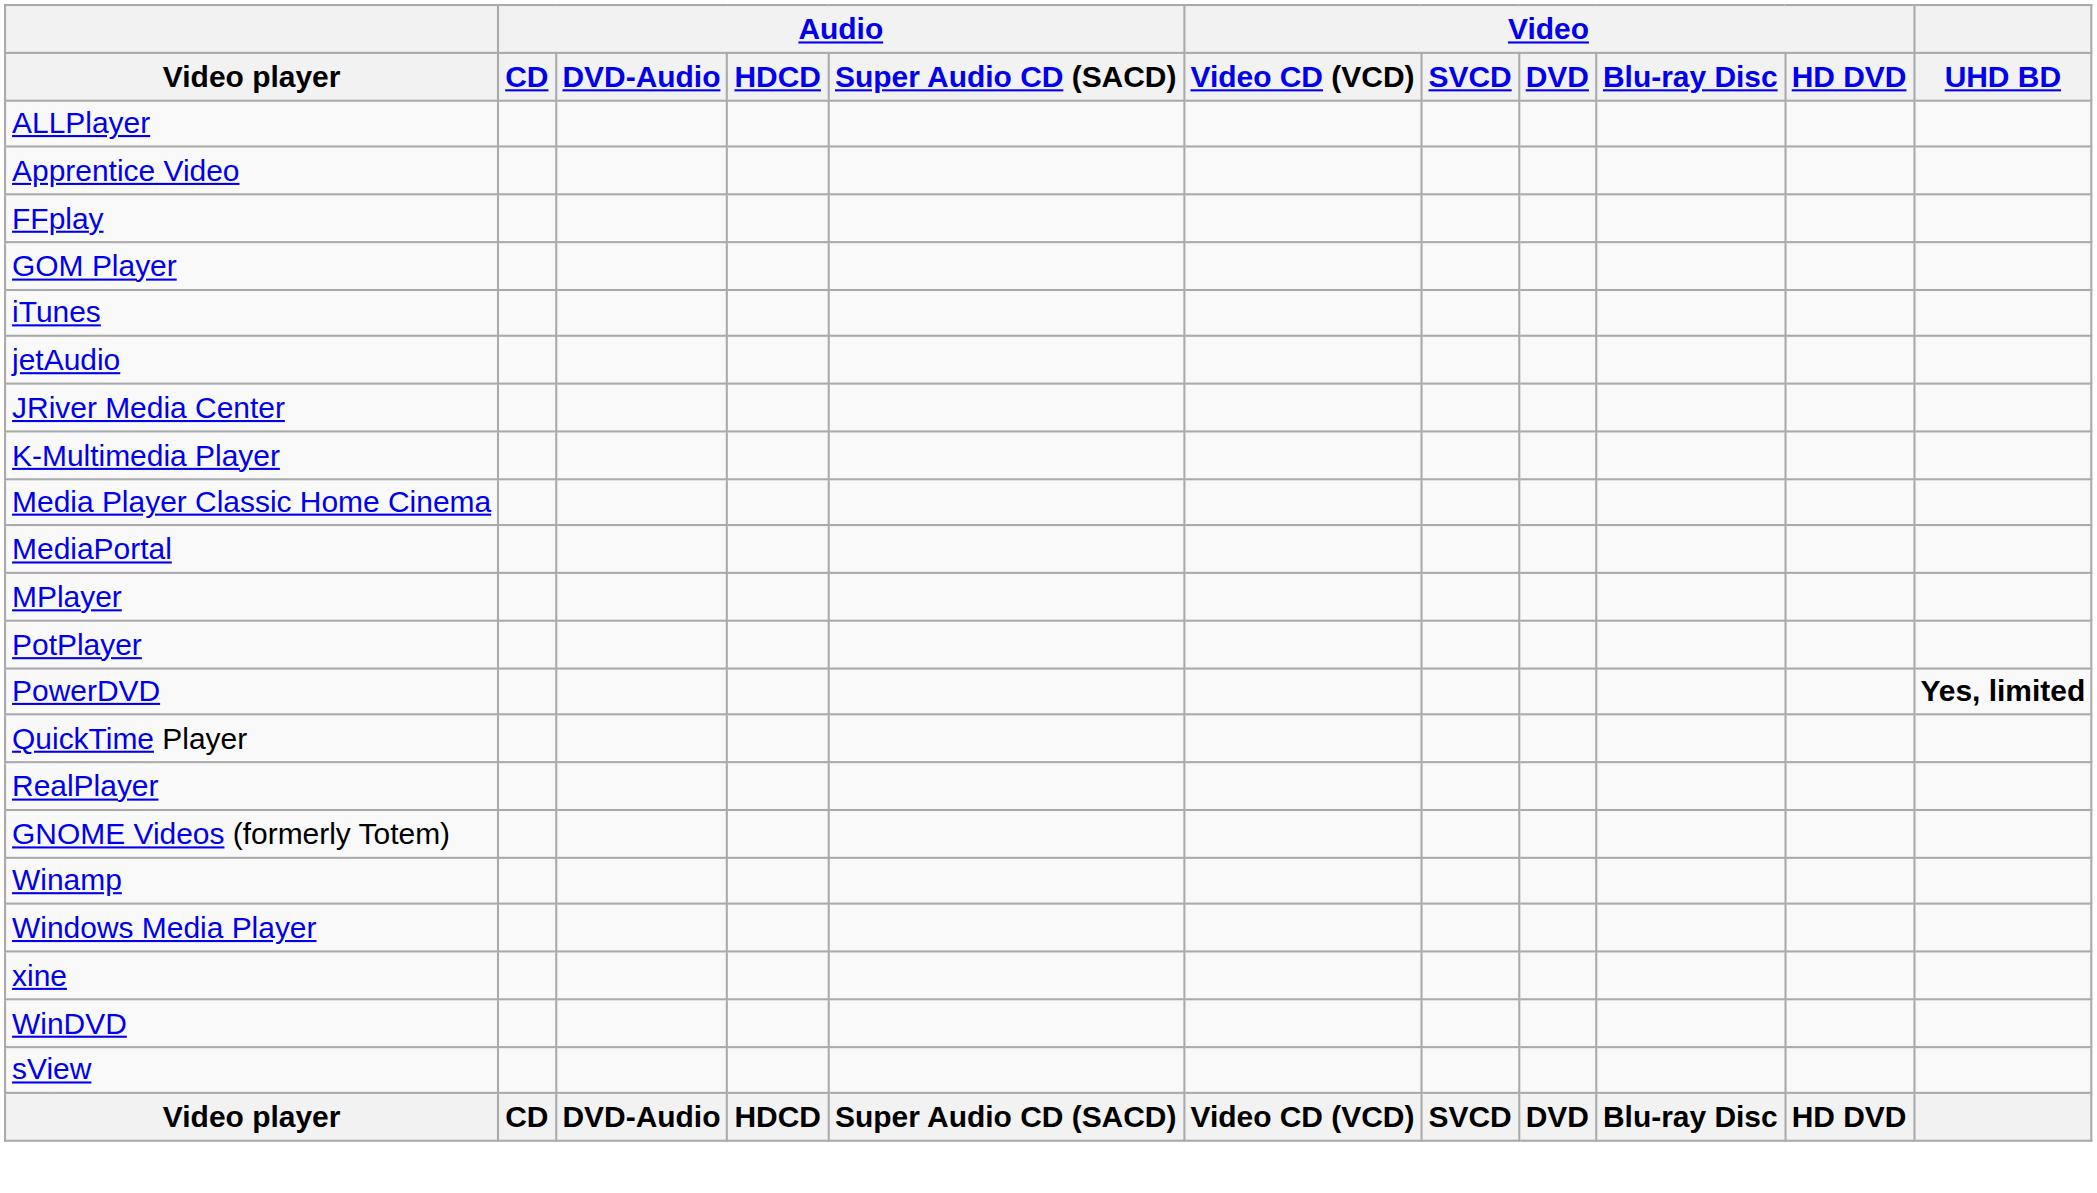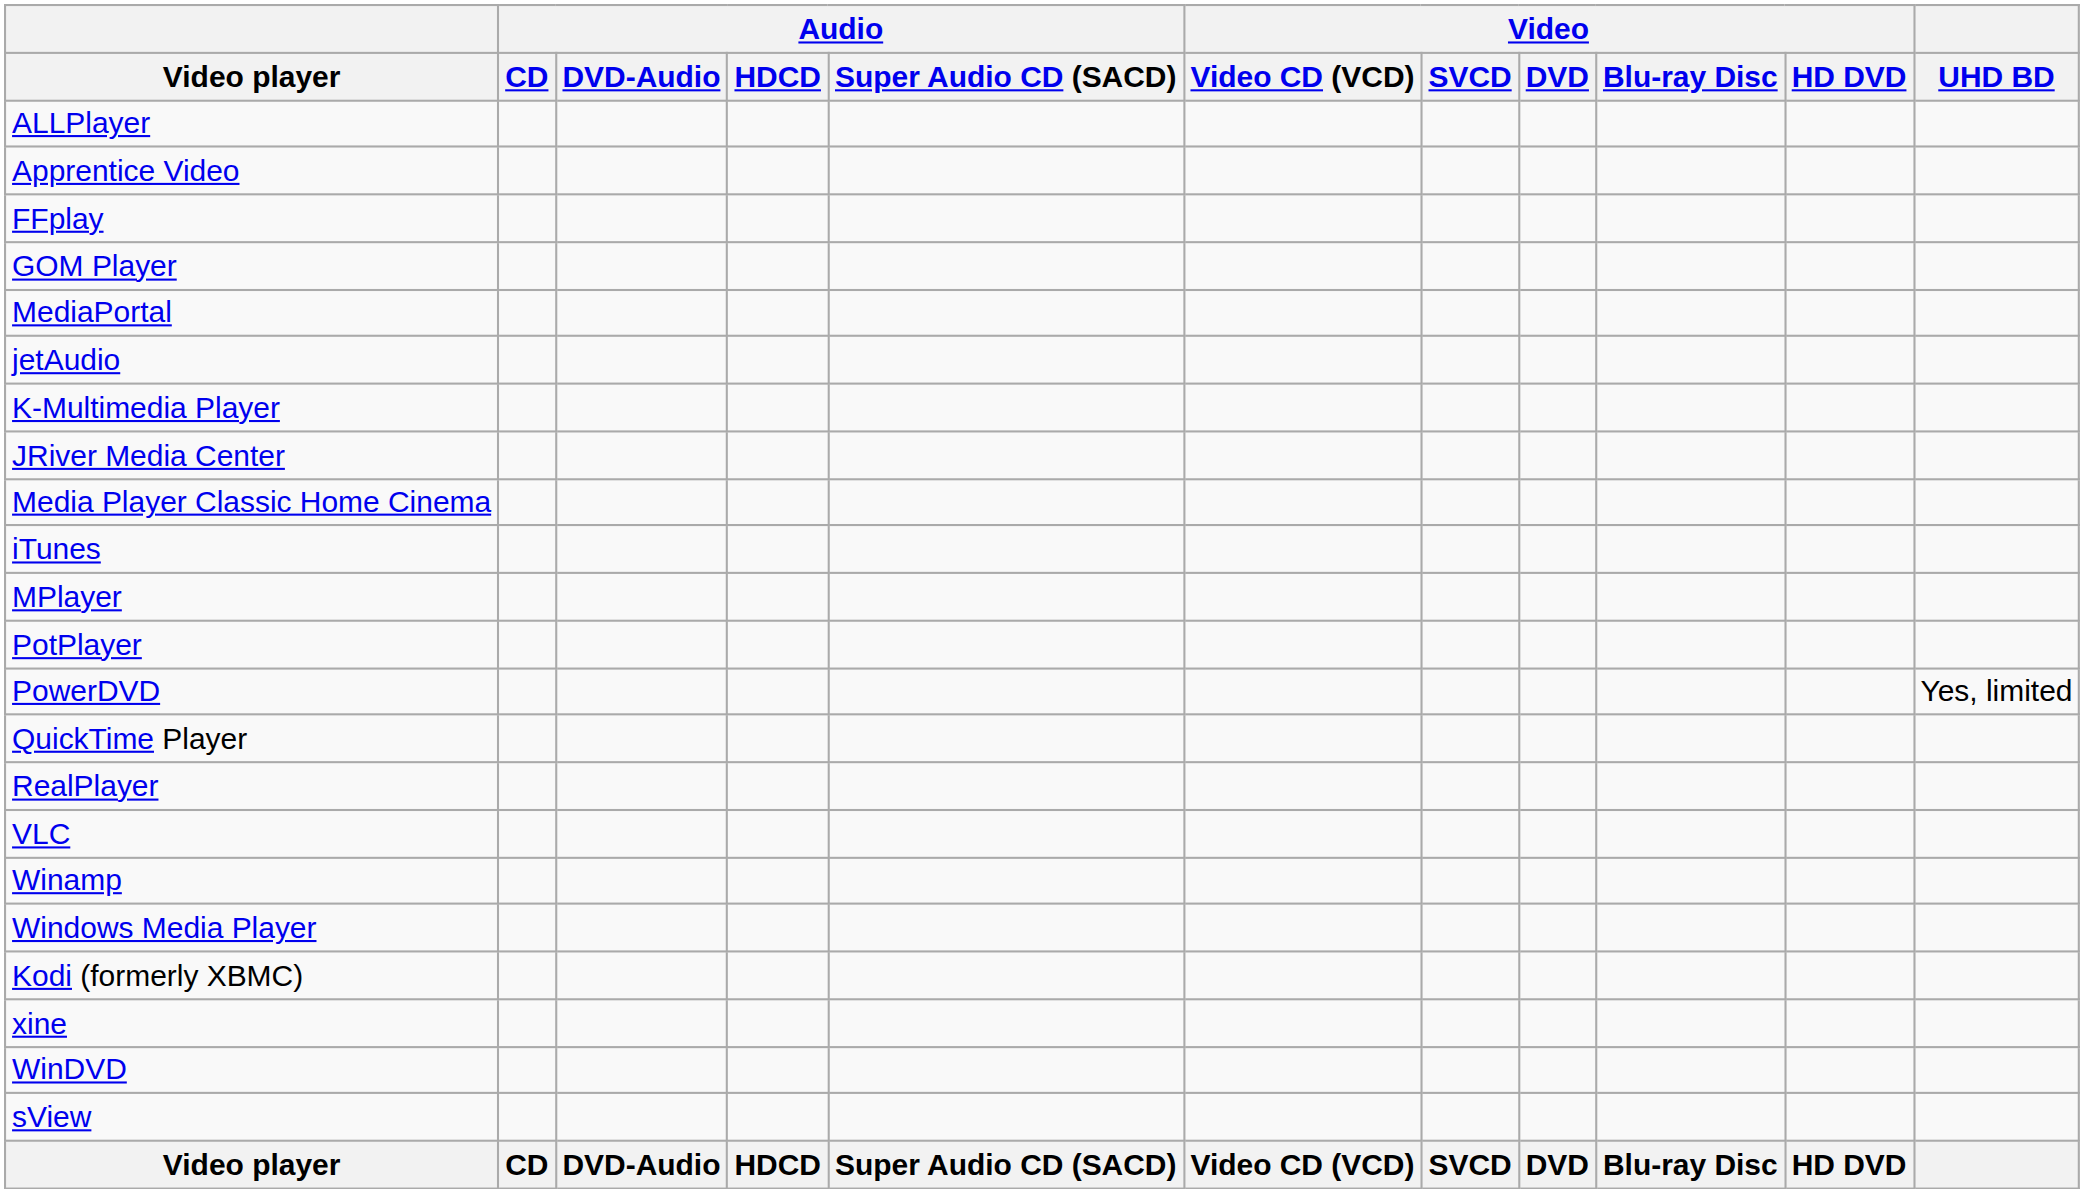rows swapped: (56, 313) <-> (92, 550)
rows swapped: (148, 408) <-> (146, 455)
(2003, 692) bold -> (1996, 692) normal
- row: (231, 834)
+ row: (41, 834)
+ row: (158, 975)
